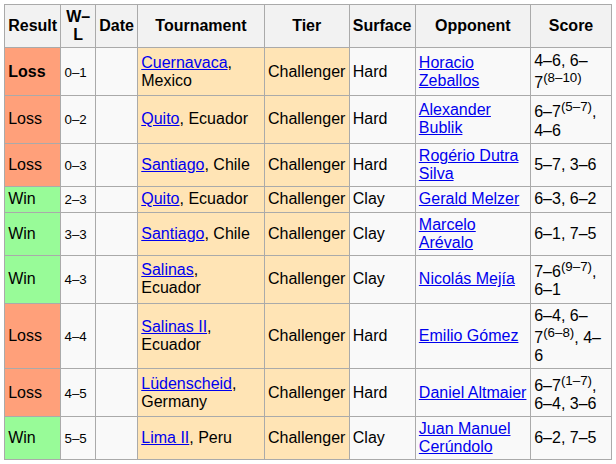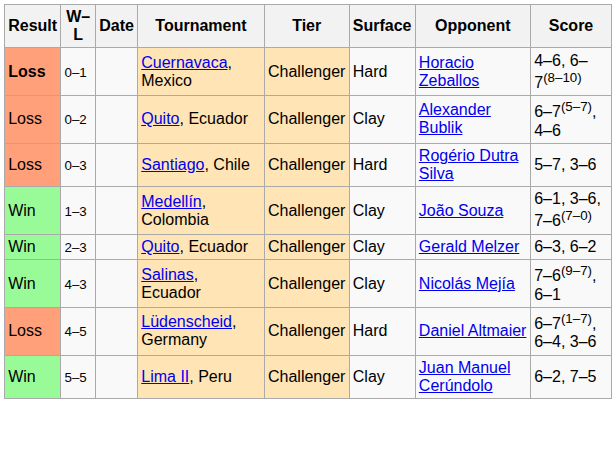(370, 119) Hard -> (369, 119) Clay
+ row: (76, 211)
- row: (76, 234)
- row: (76, 336)
